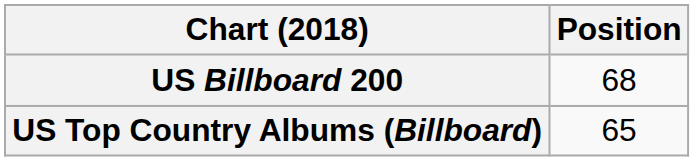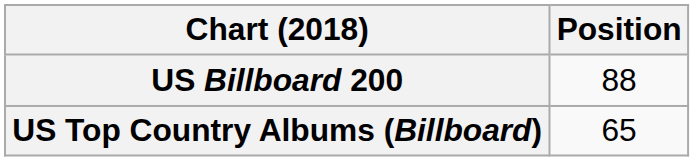(619, 79) 68 -> (619, 79) 88
